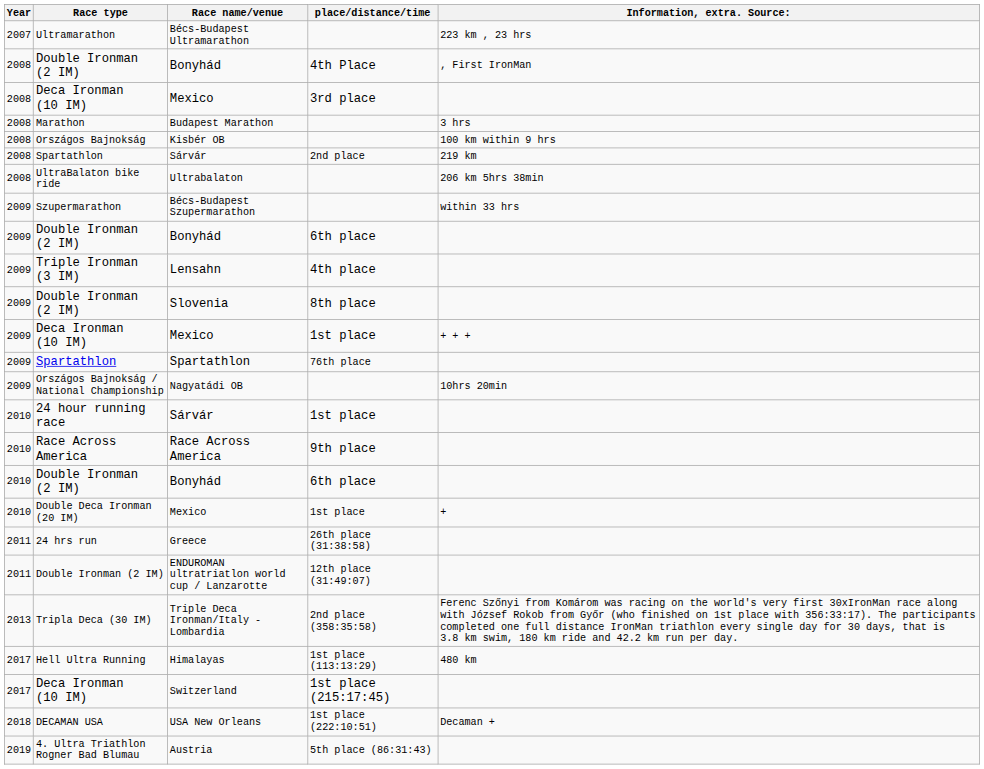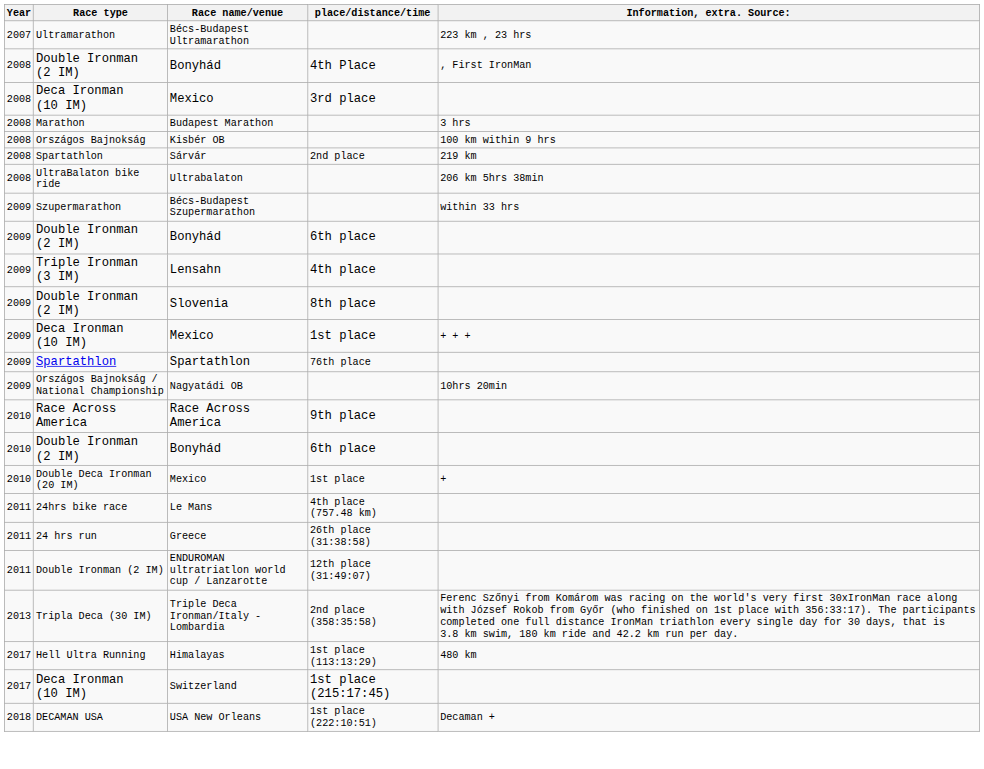- row: (19, 416)
+ row: (19, 508)
- row: (19, 750)
